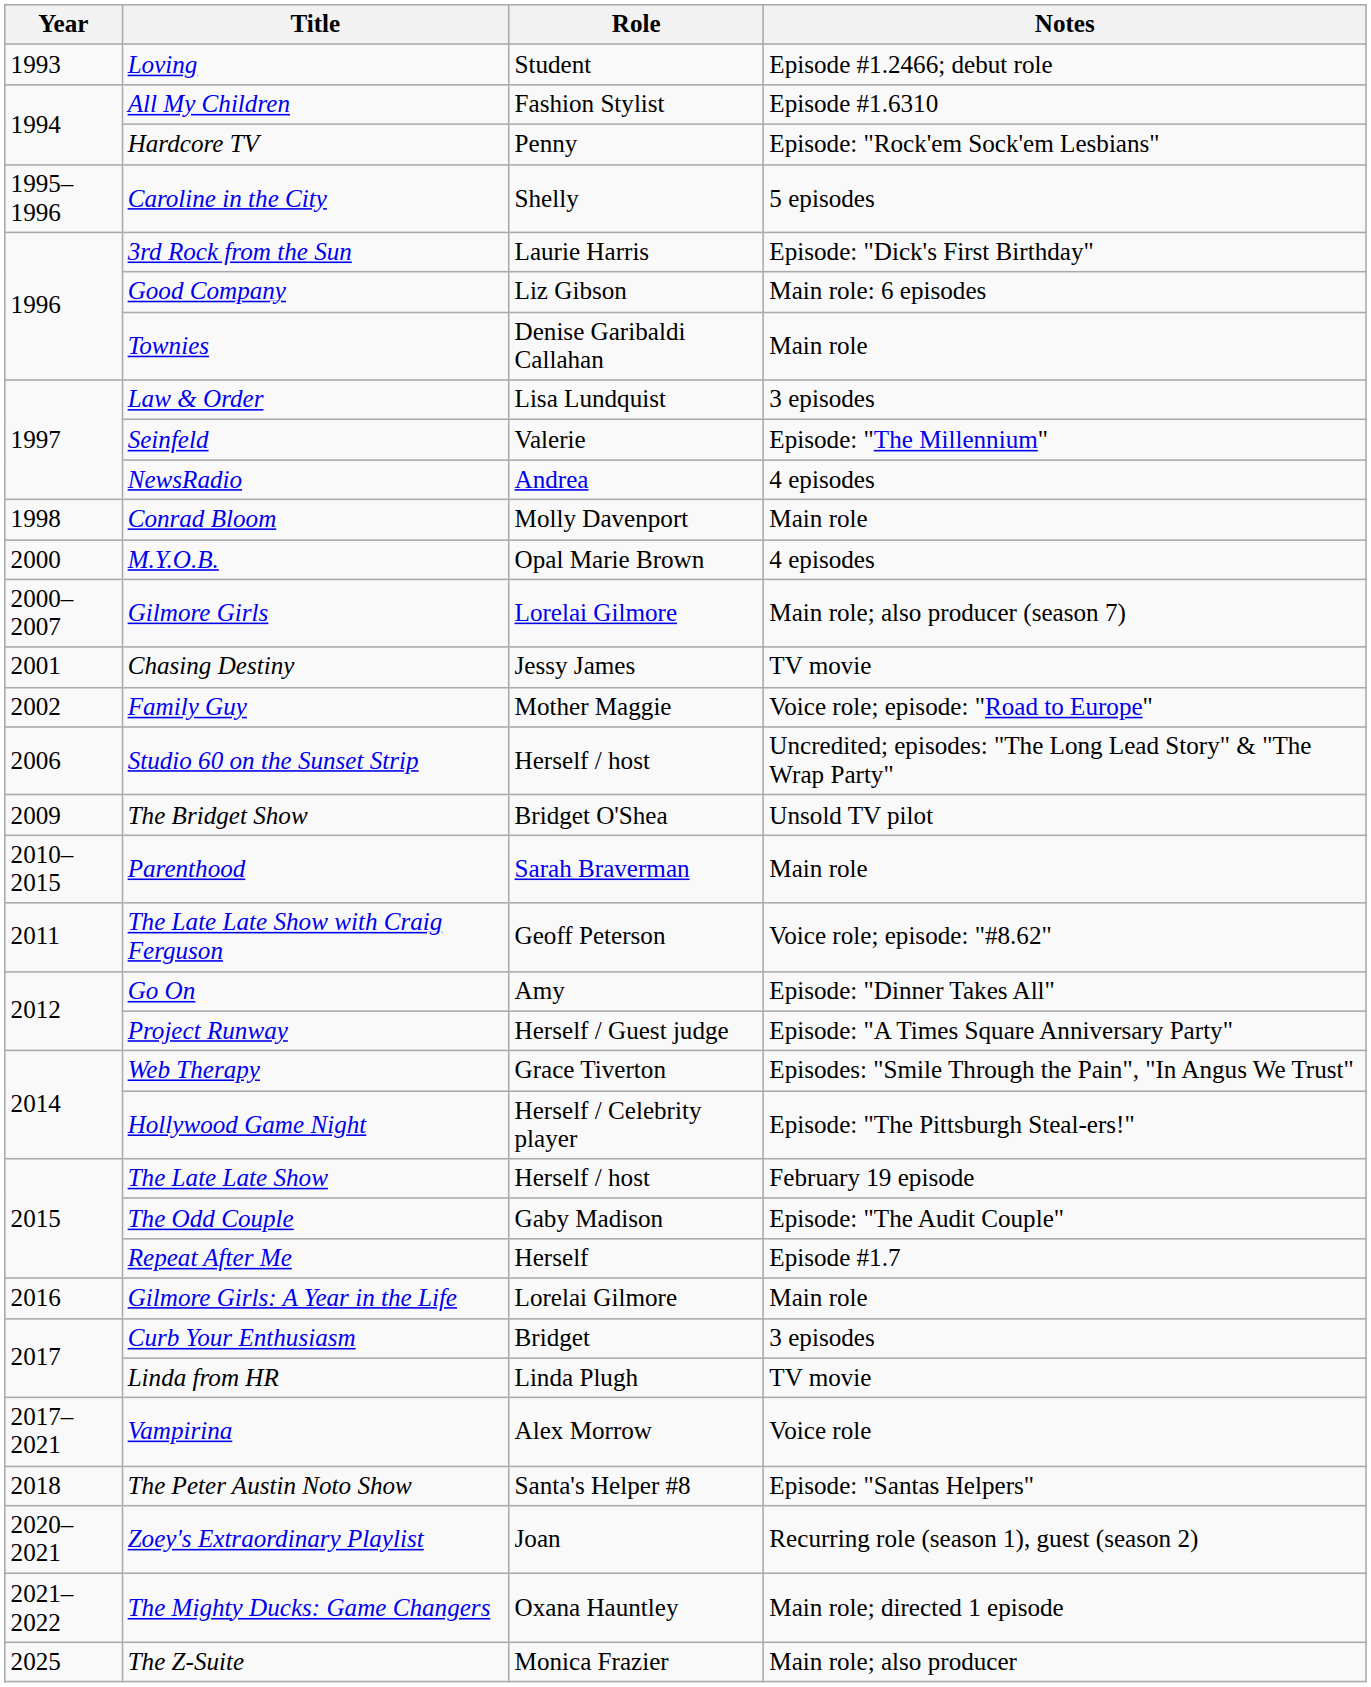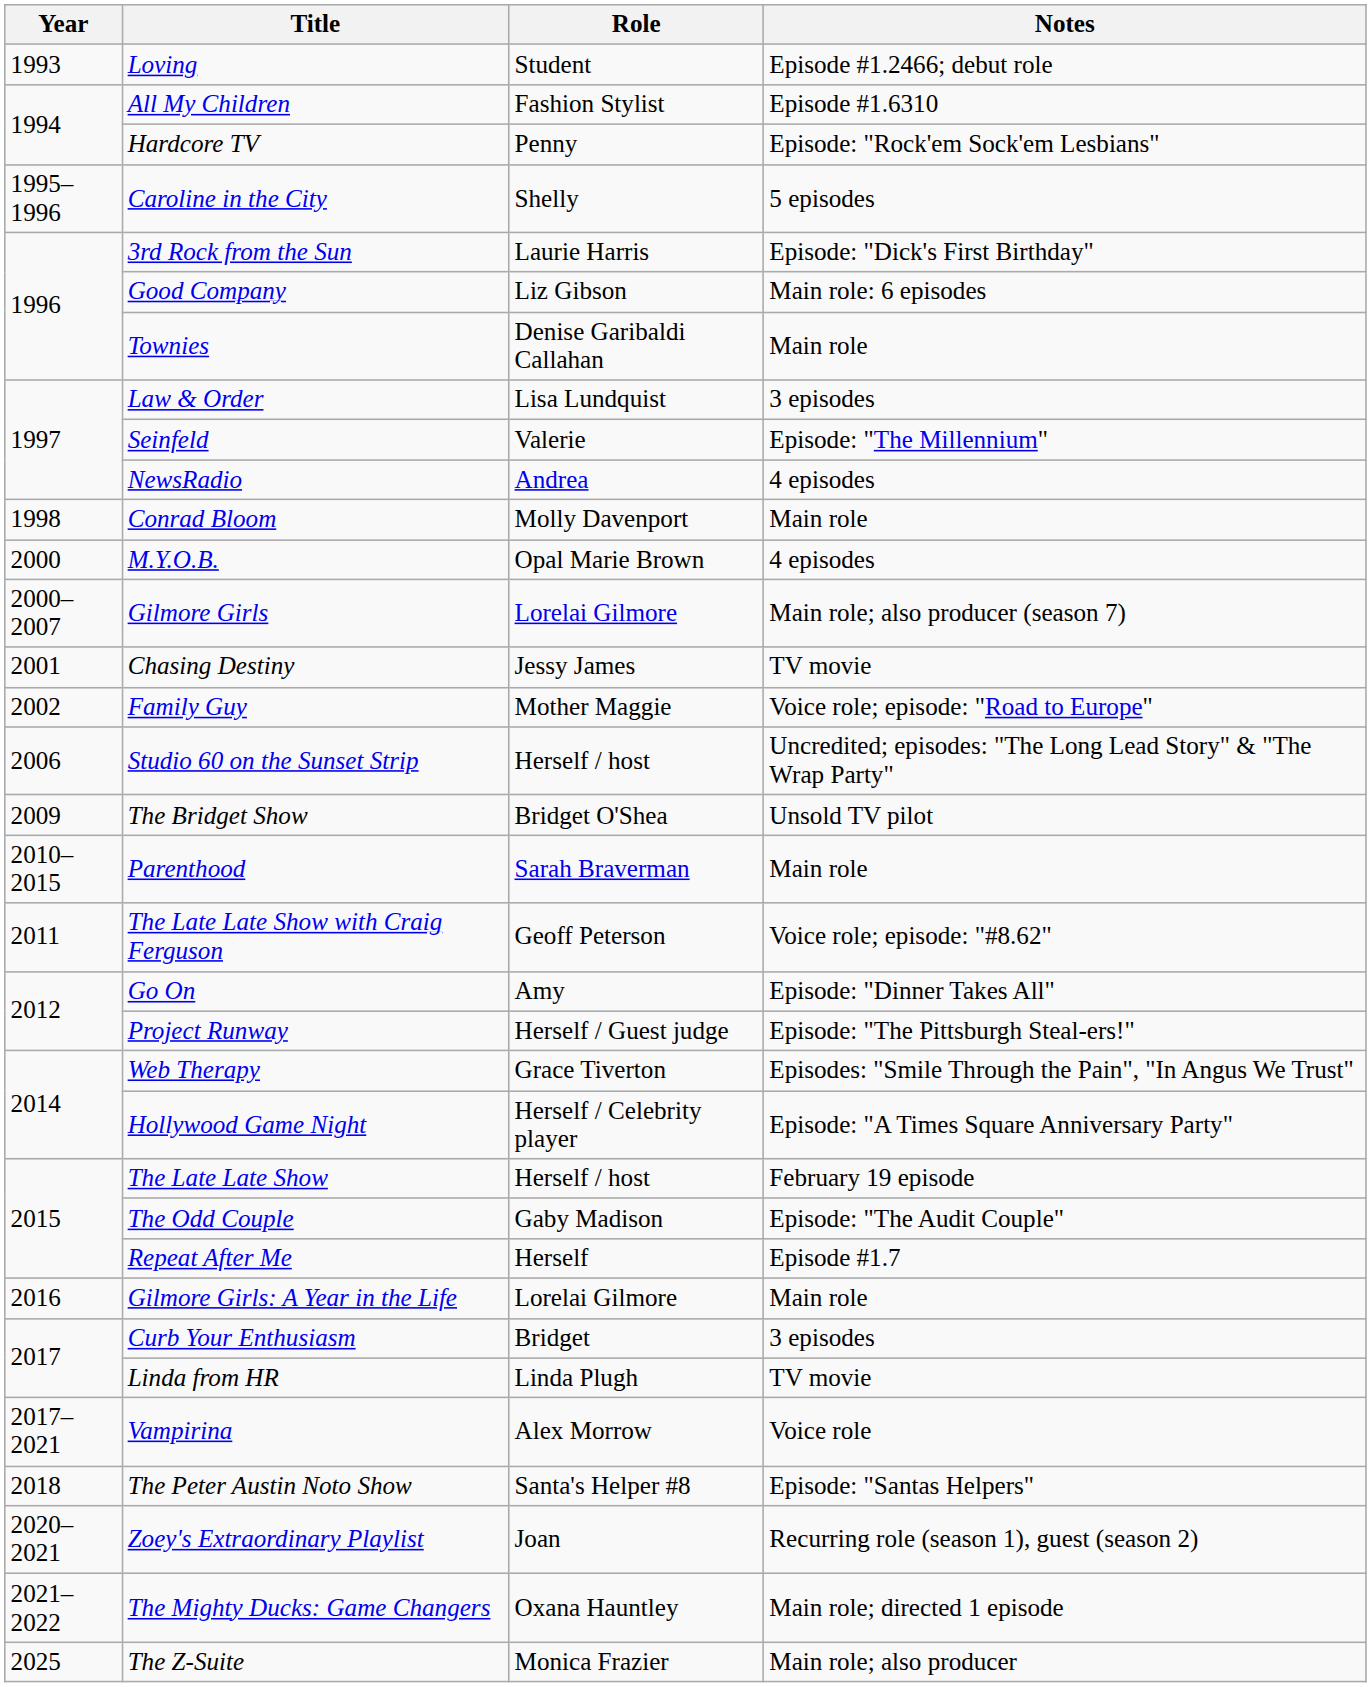(1001, 1030) Episode: "A Times Square Anniversary Party" -> (952, 1030) Episode: "The Pittsburgh Steal-ers!"
(952, 1124) Episode: "The Pittsburgh Steal-ers!" -> (1001, 1124) Episode: "A Times Square Anniversary Party"
